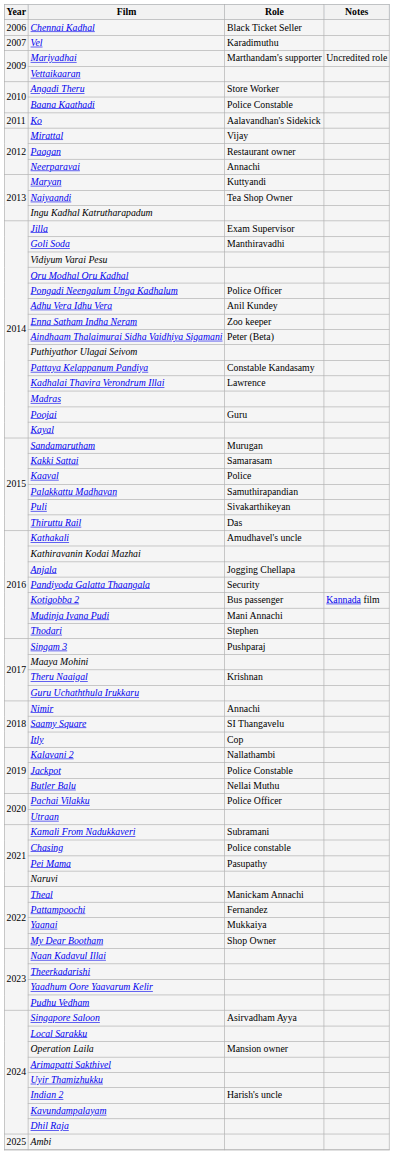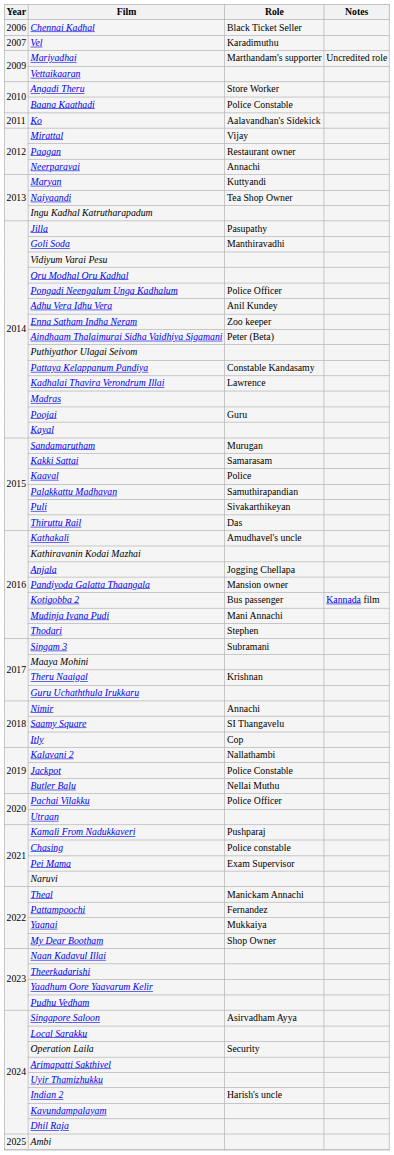(261, 228) Exam Supervisor -> (247, 228) Pasupathy
(243, 584) Security -> (258, 584) Mansion owner
(246, 646) Pushparaj -> (248, 646) Subramani
(248, 832) Subramani -> (246, 832) Pushparaj
(247, 863) Pasupathy -> (261, 863) Exam Supervisor
(258, 1049) Mansion owner -> (243, 1049) Security
